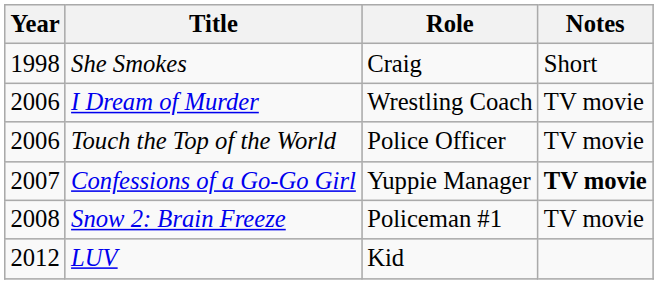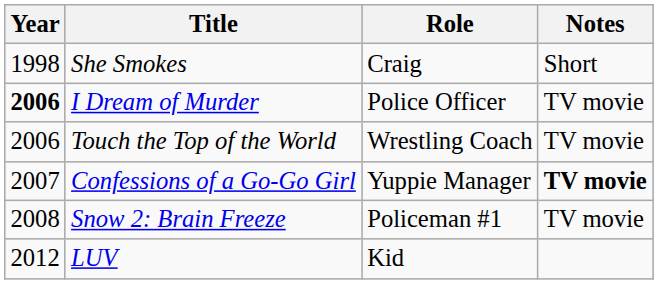(35, 102) normal -> (35, 102) bold
(450, 102) Wrestling Coach -> (436, 102) Police Officer
(436, 141) Police Officer -> (450, 141) Wrestling Coach
